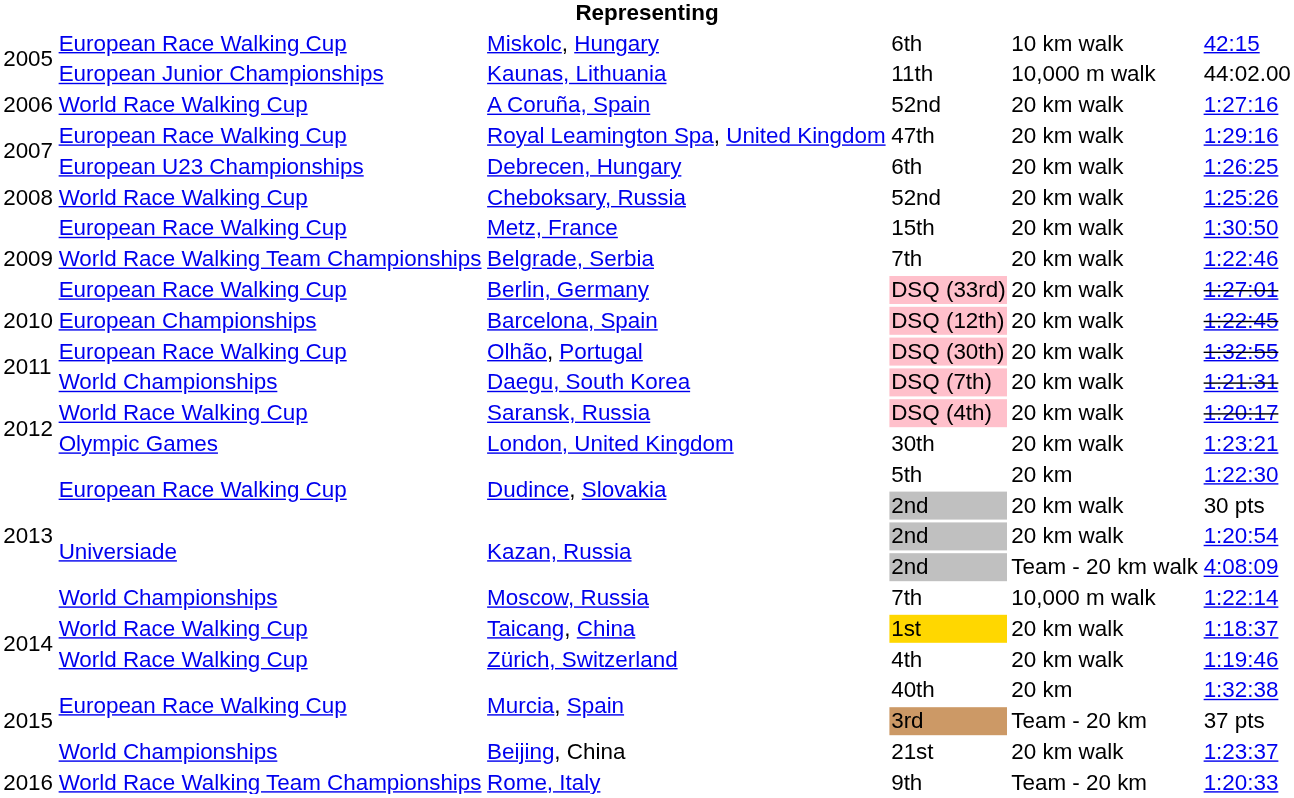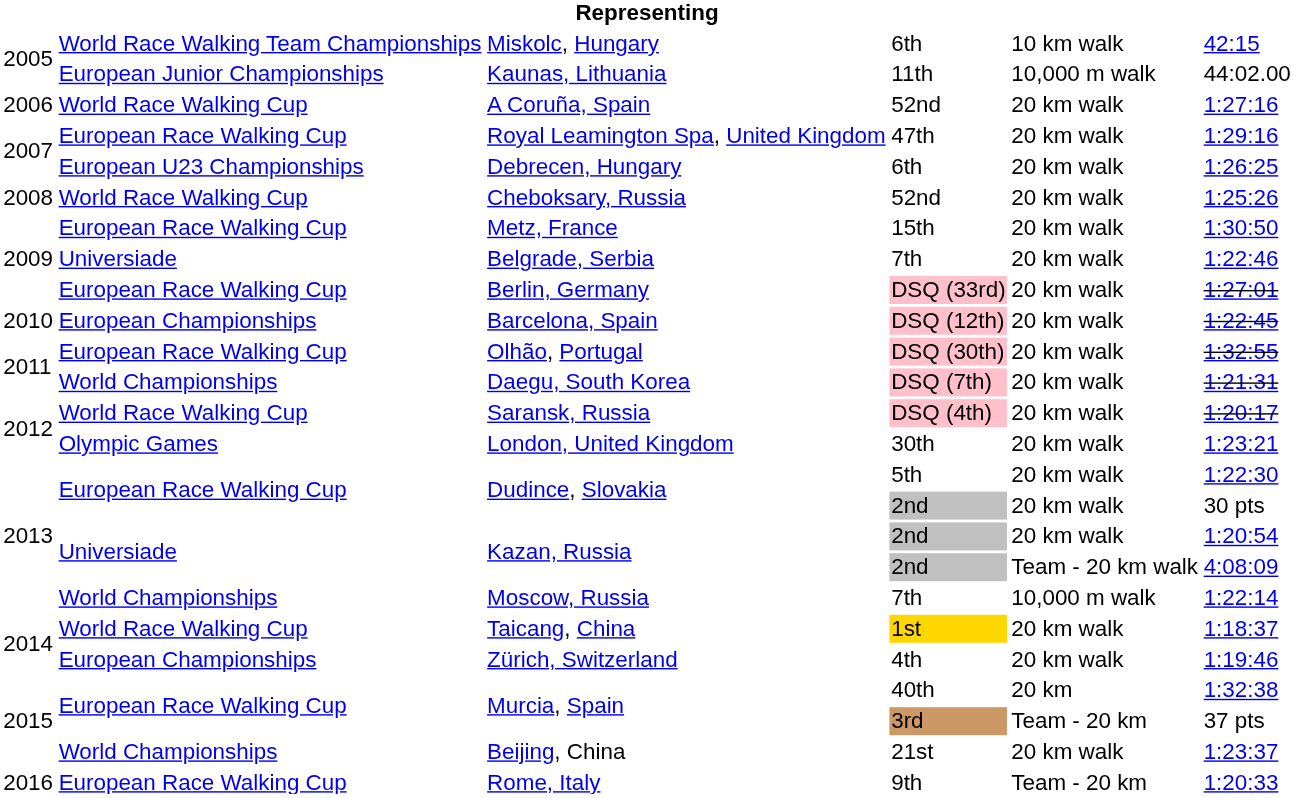(203, 43) European Race Walking Cup -> (270, 43) World Race Walking Team Championships
(270, 258) World Race Walking Team Championships -> (118, 258) Universiade
(1042, 474) 20 km -> (1067, 474) 20 km walk
(183, 659) World Race Walking Cup -> (188, 659) European Championships
(270, 782) World Race Walking Team Championships -> (203, 782) European Race Walking Cup
